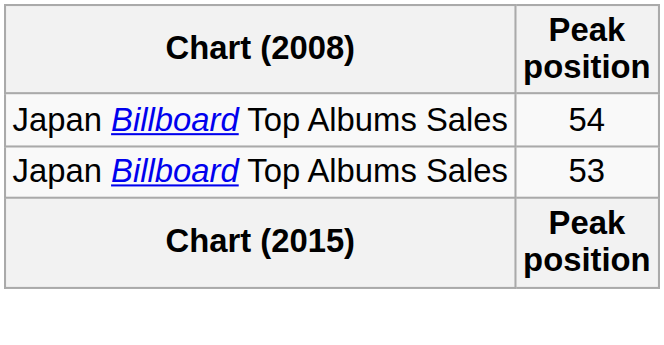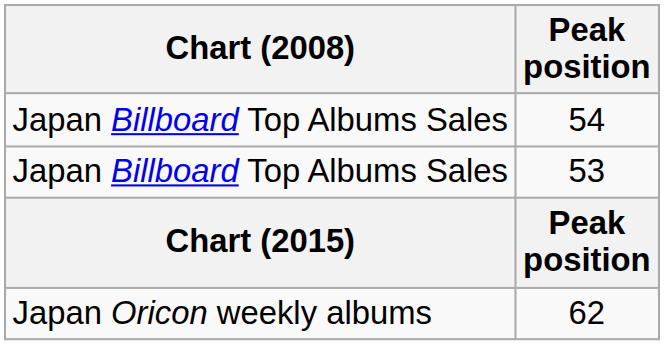+ row: (587, 312)
